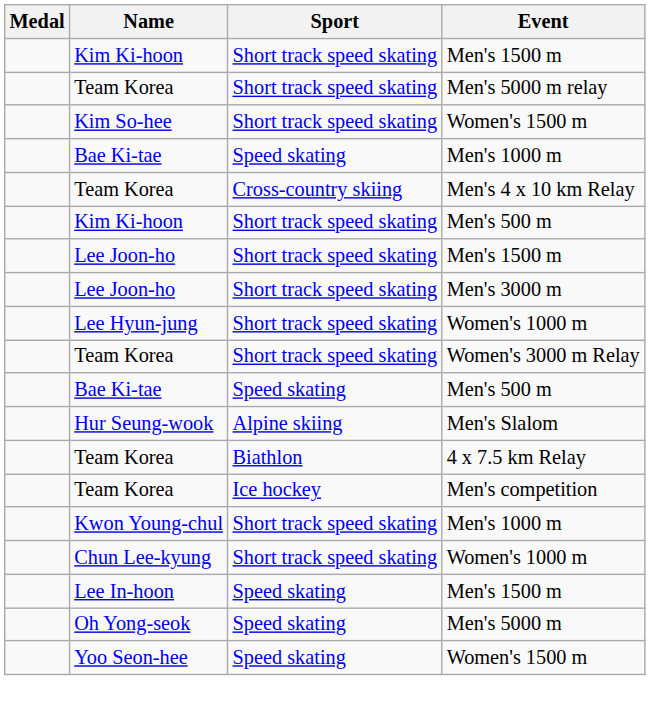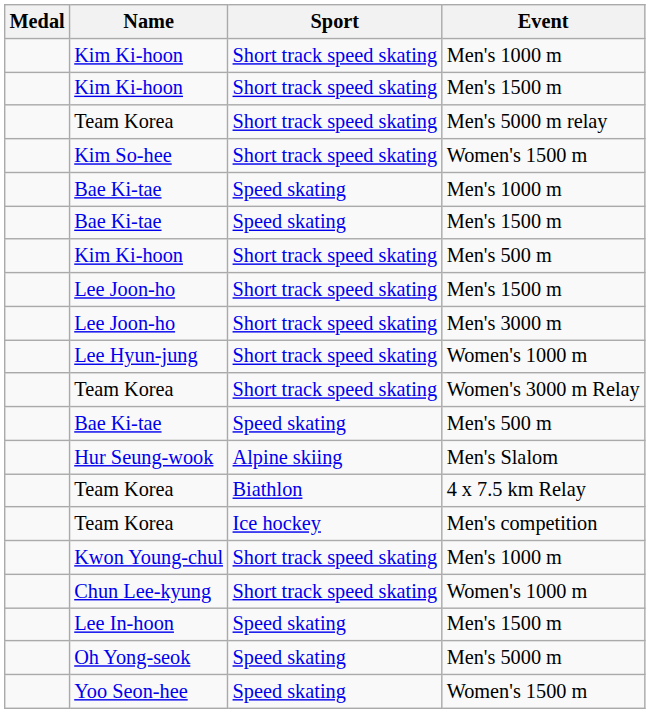+ row: (129, 55)
+ row: (118, 222)
- row: (124, 189)
